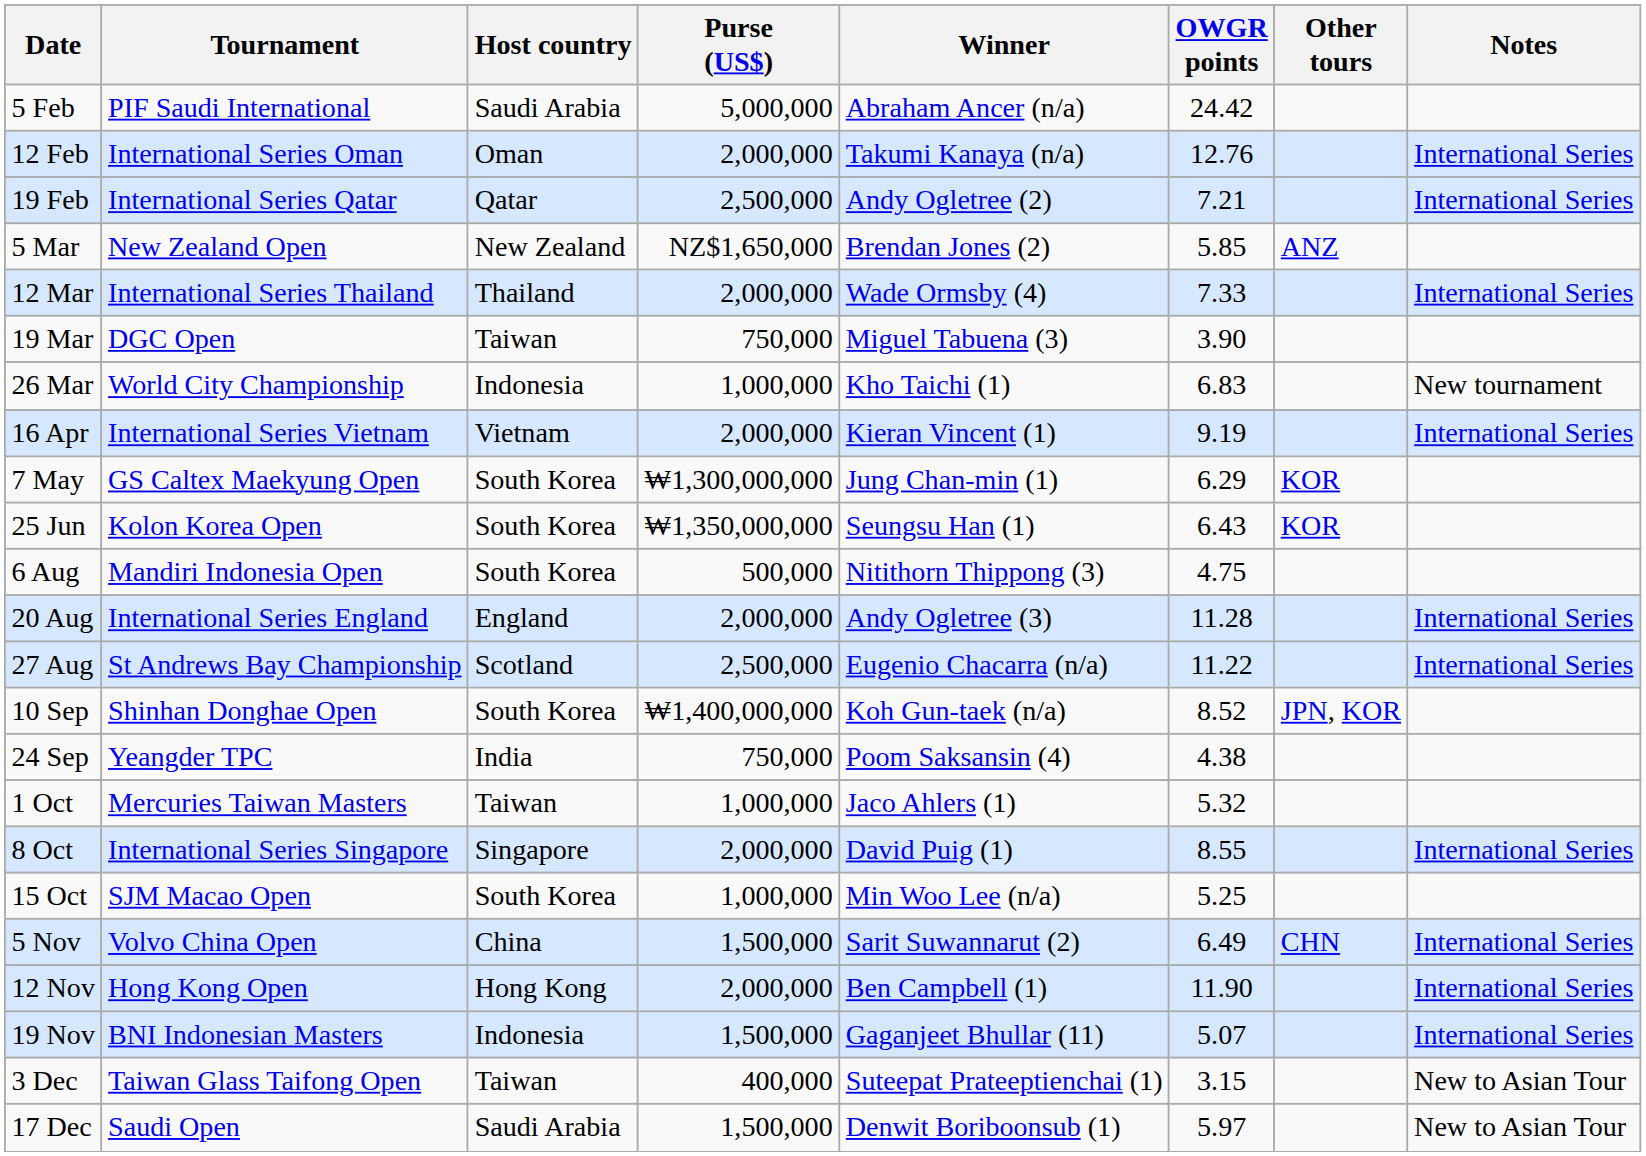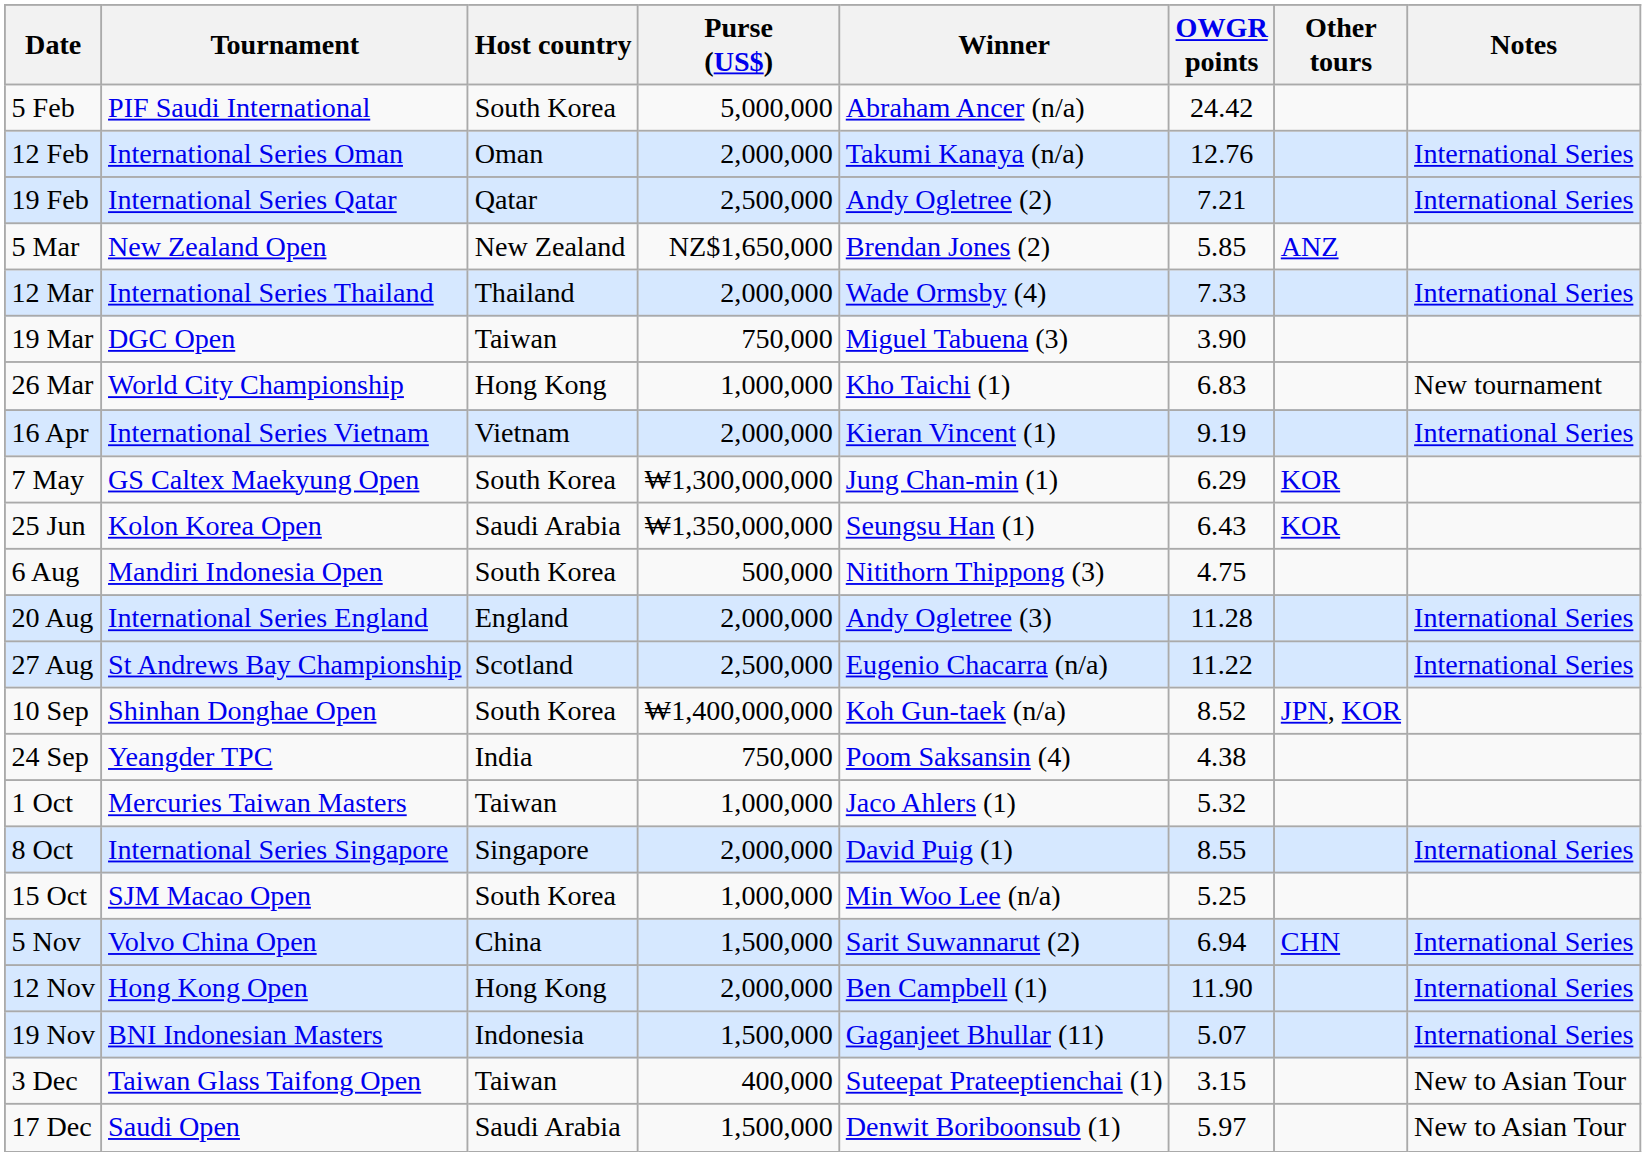(548, 107) Saudi Arabia -> (545, 107) South Korea
(529, 385) Indonesia -> (541, 385) Hong Kong
(545, 524) South Korea -> (548, 524) Saudi Arabia
(1222, 942) 6.49 -> (1222, 942) 6.94
